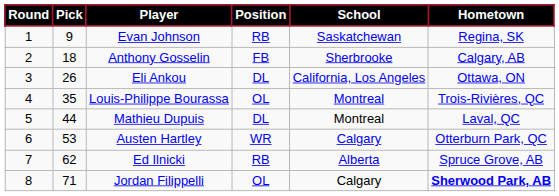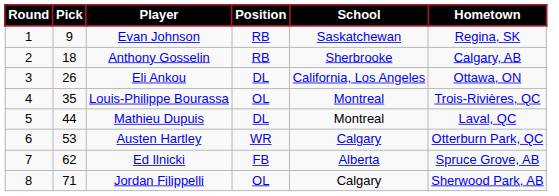(261, 57) FB -> (261, 57) RB
(261, 160) RB -> (261, 160) FB
(491, 180) bold -> (487, 180) normal
